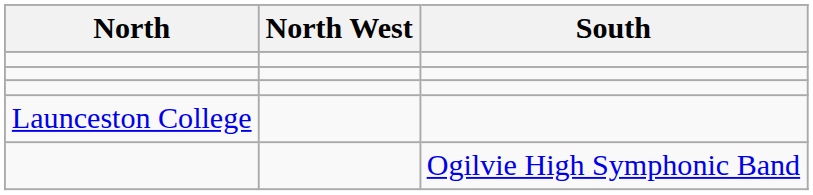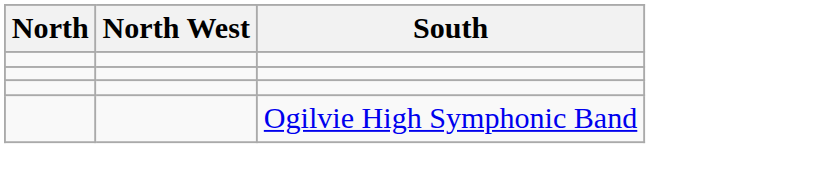- row: (132, 117)
